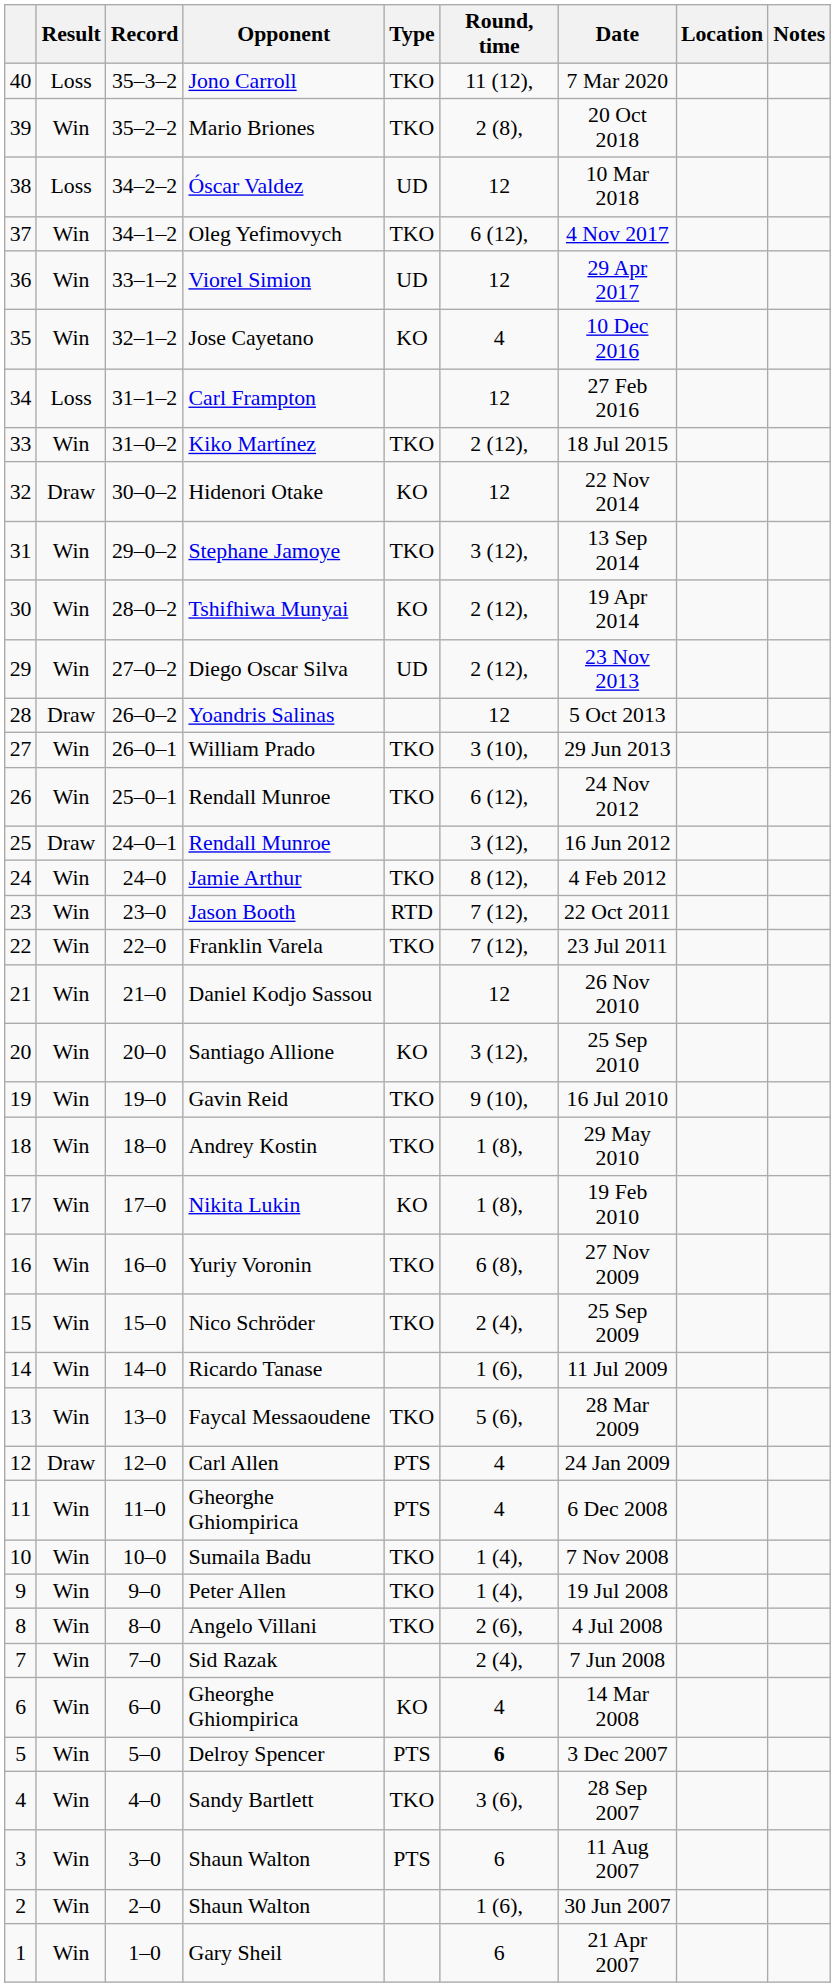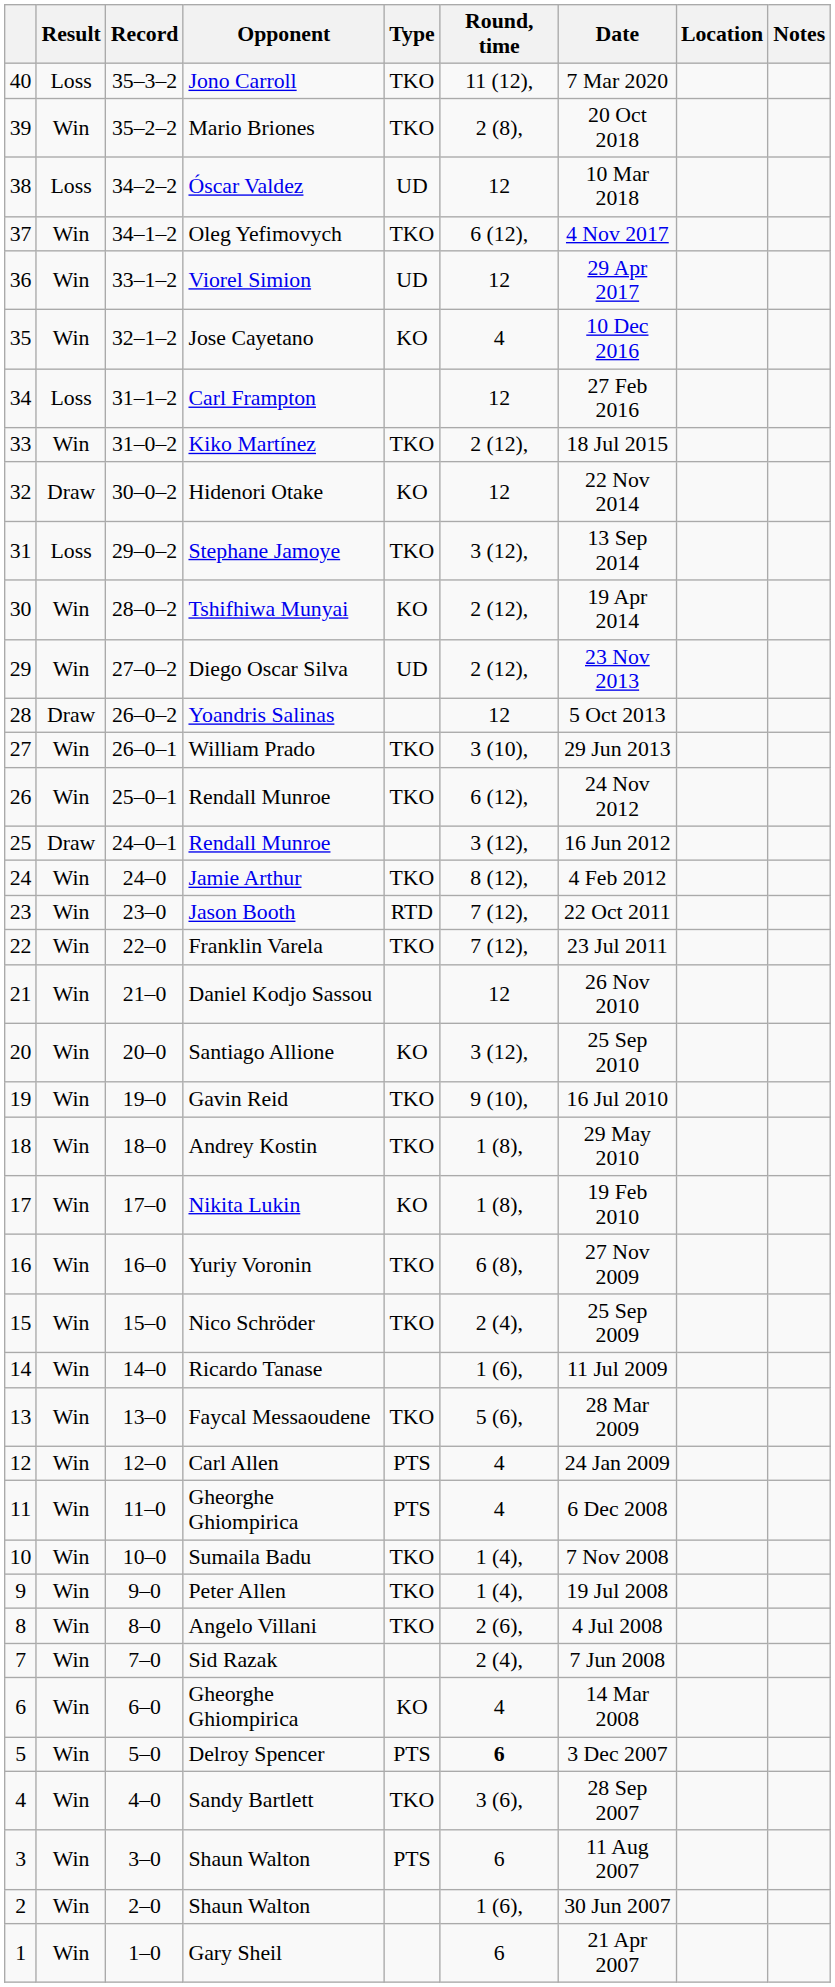(71, 550) Win -> (71, 550) Loss
(71, 1463) Draw -> (71, 1463) Win
